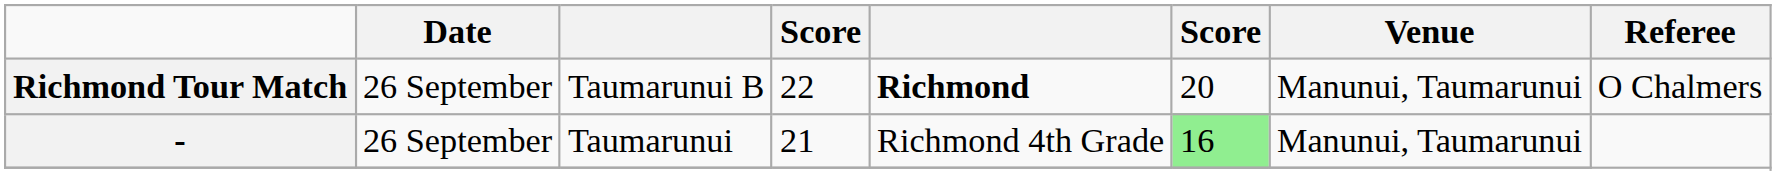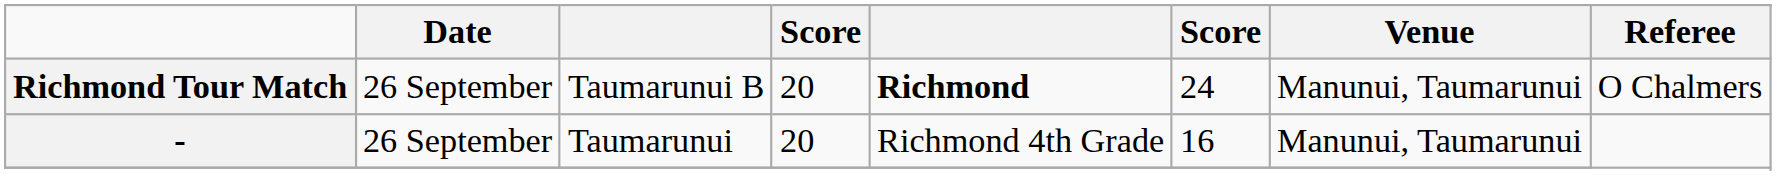(797, 85) 22 -> (797, 85) 20
(1197, 85) 20 -> (1197, 85) 24
(797, 140) 21 -> (797, 140) 20
(1197, 140) lightgreen background -> (1197, 140) no background
